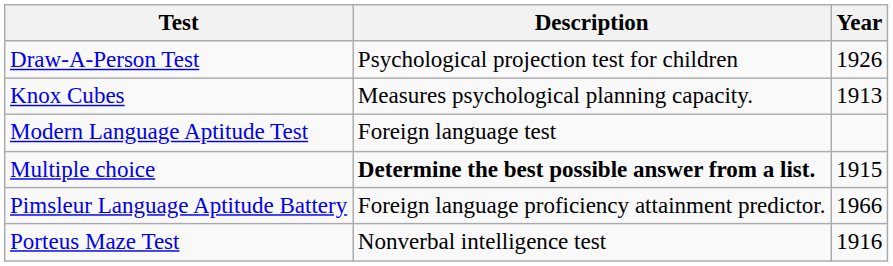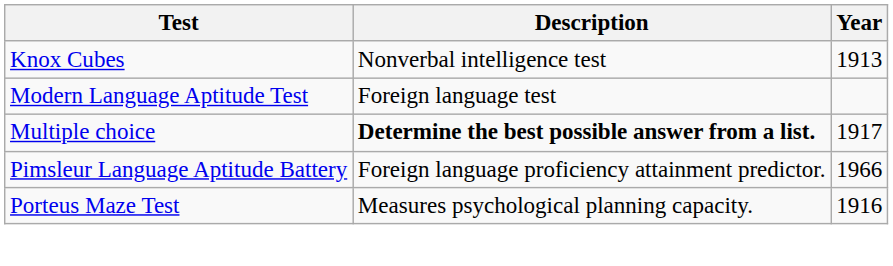- row: (105, 59)
(555, 95) Measures psychological planning capacity. -> (482, 59) Nonverbal intelligence test
(859, 168) 1915 -> (859, 132) 1917
(482, 242) Nonverbal intelligence test -> (555, 205) Measures psychological planning capacity.
